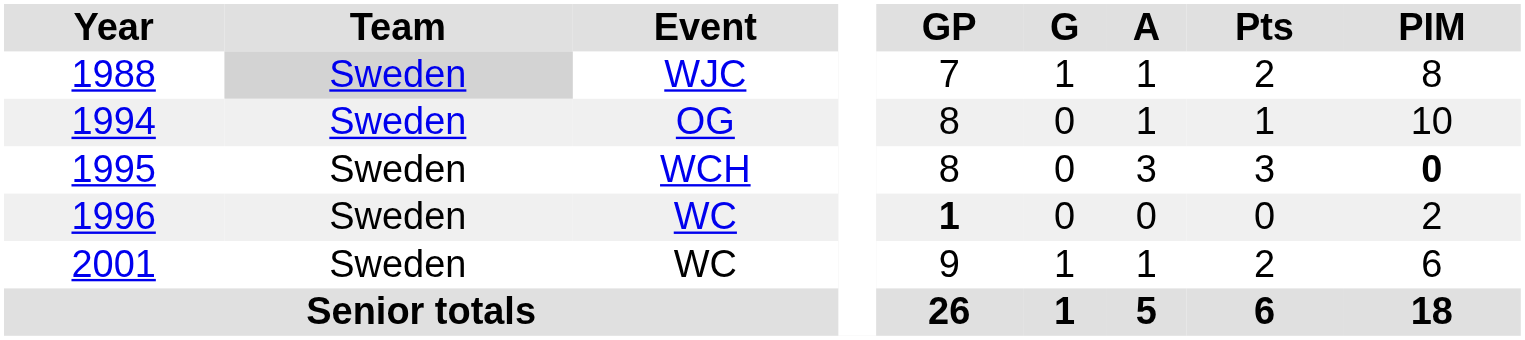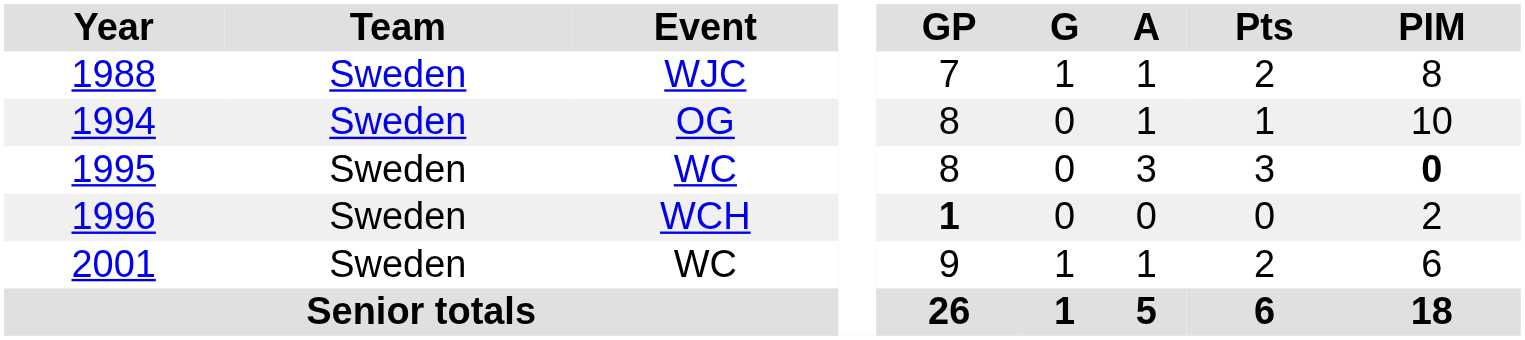(398, 74) lightgrey background -> (398, 74) no background
(705, 169) WCH -> (705, 169) WC
(705, 216) WC -> (705, 216) WCH
